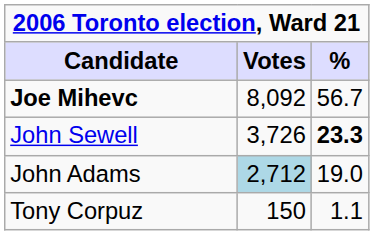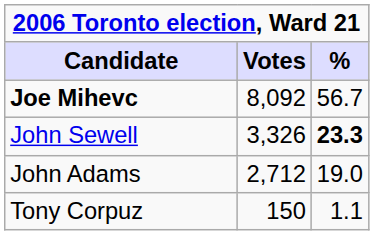(276, 135) 3,726 -> (276, 135) 3,326
(276, 173) lightblue background -> (276, 173) no background
